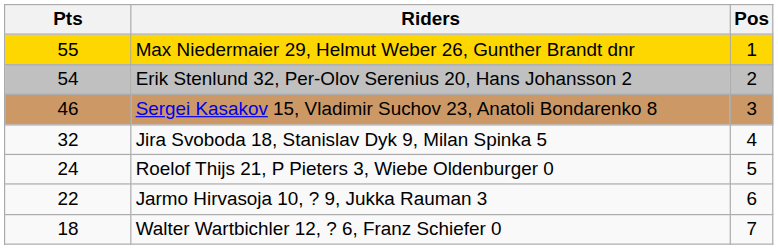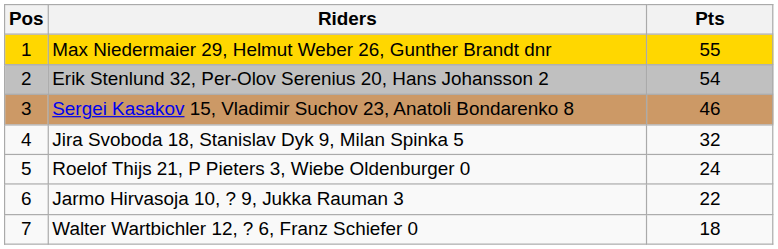columns swapped: (752, 19) <-> (68, 19)
